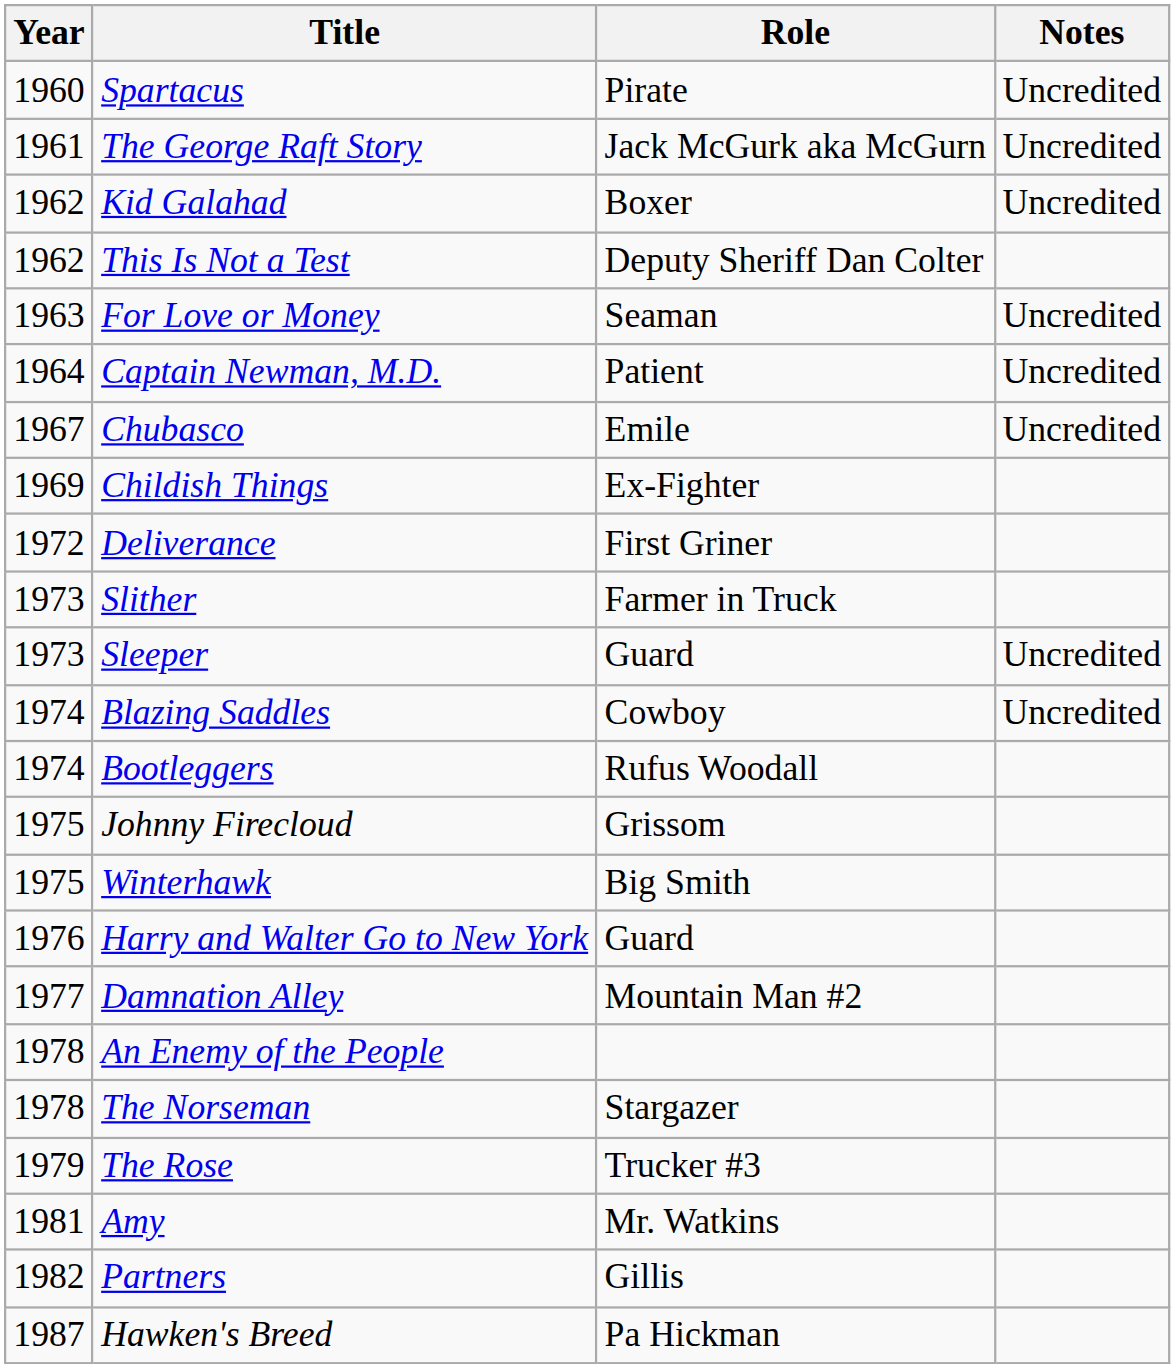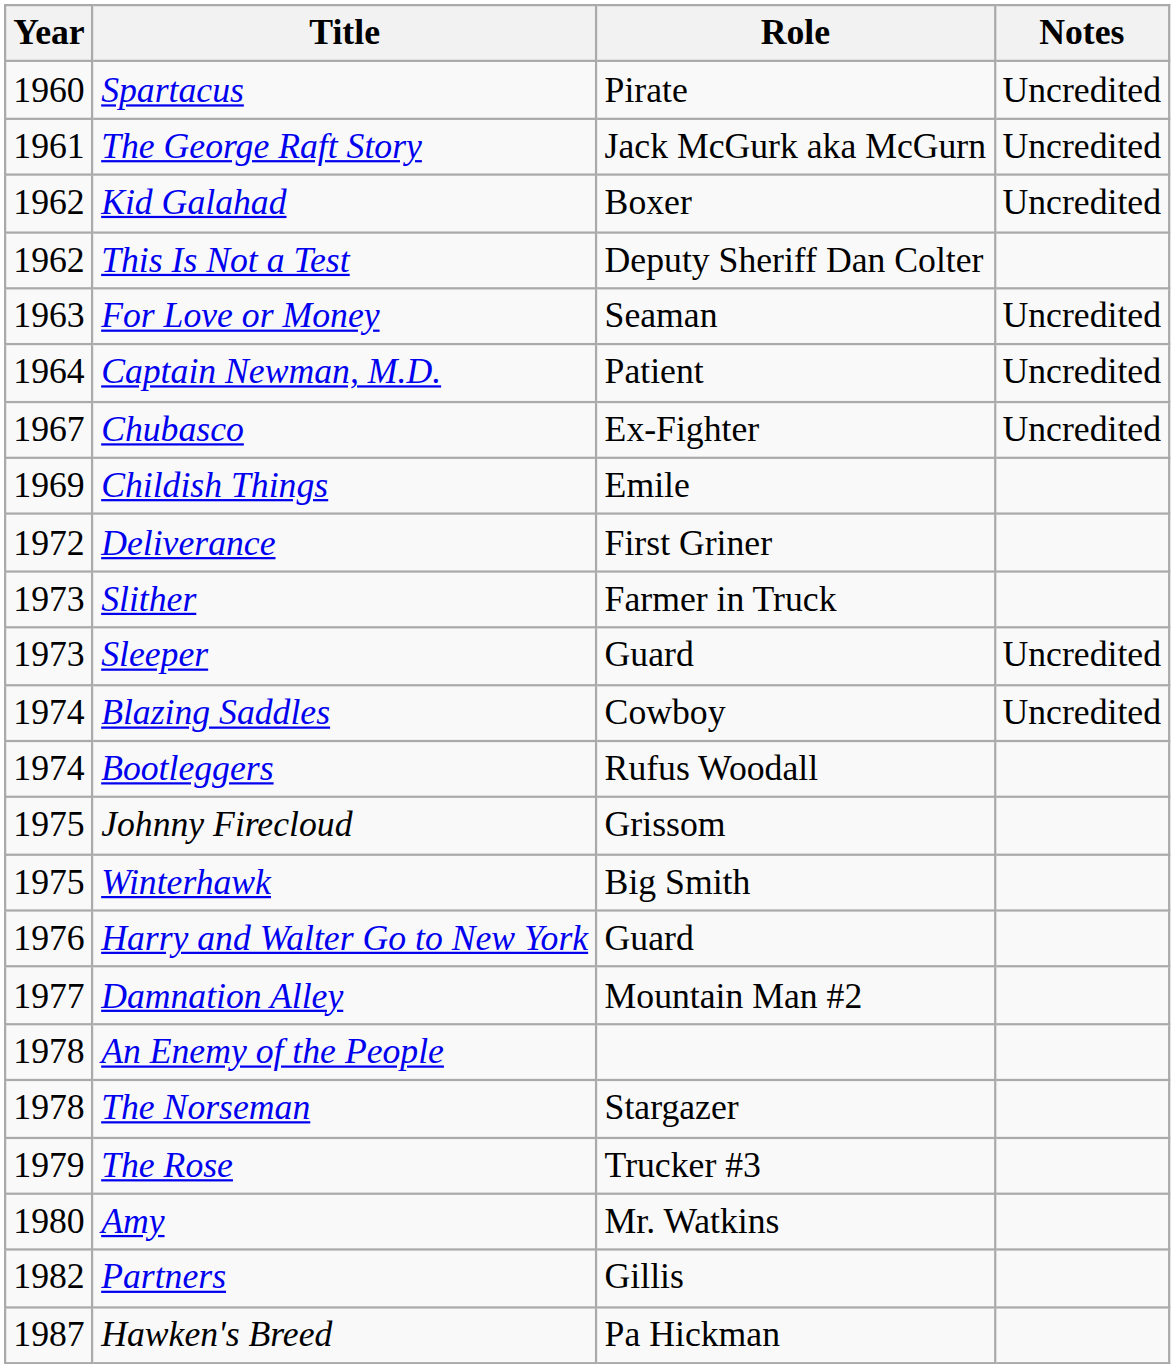(647, 428) Emile -> (682, 428) Ex-Fighter
(682, 485) Ex-Fighter -> (647, 485) Emile
(49, 1221) 1981 -> (49, 1221) 1980
